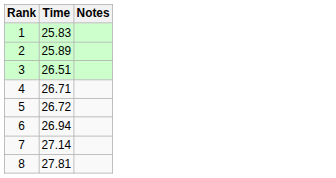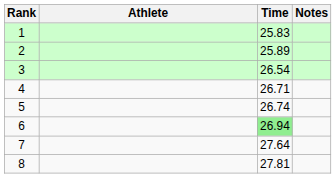+ column: (148, 13)
(56, 70) 26.51 -> (275, 70) 26.54
(56, 107) 26.72 -> (275, 107) 26.74
(56, 126) no background -> (275, 126) lightgreen background
(56, 145) 27.14 -> (275, 145) 27.64
